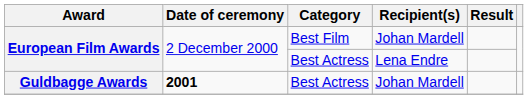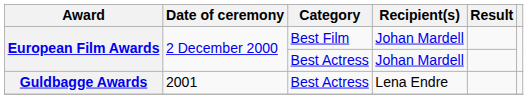(412, 60) Lena Endre -> (420, 60) Johan Mardell
(182, 82) bold -> (182, 82) normal
(420, 82) Johan Mardell -> (412, 82) Lena Endre
